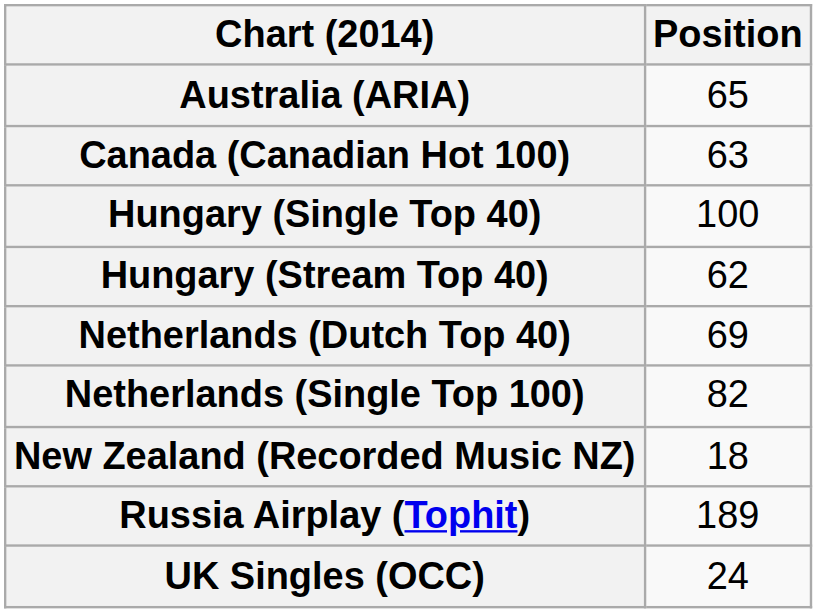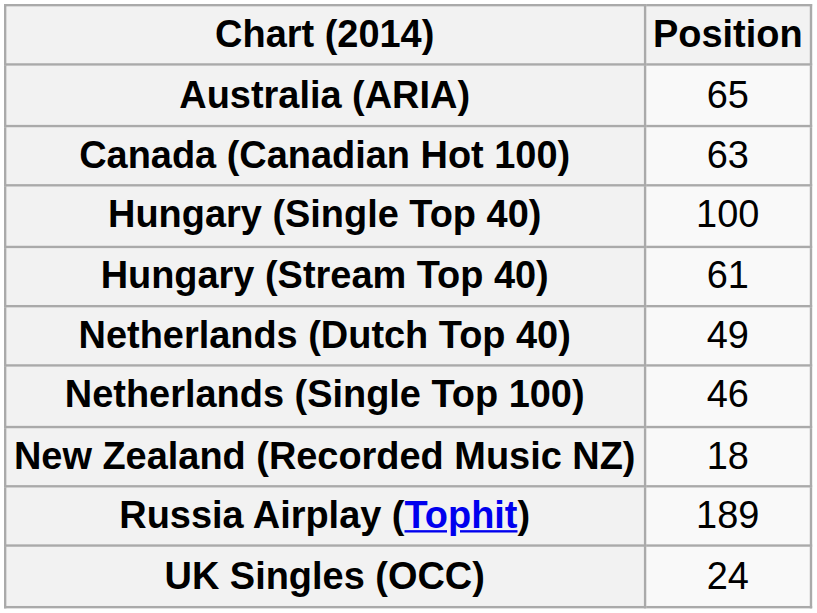(728, 275) 62 -> (728, 275) 61
(728, 335) 69 -> (728, 335) 49
(728, 395) 82 -> (728, 395) 46
